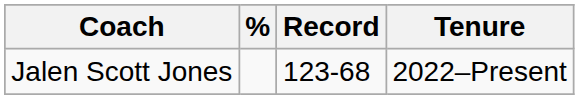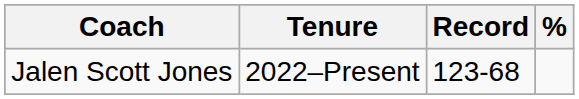columns swapped: (480, 26) <-> (258, 26)
